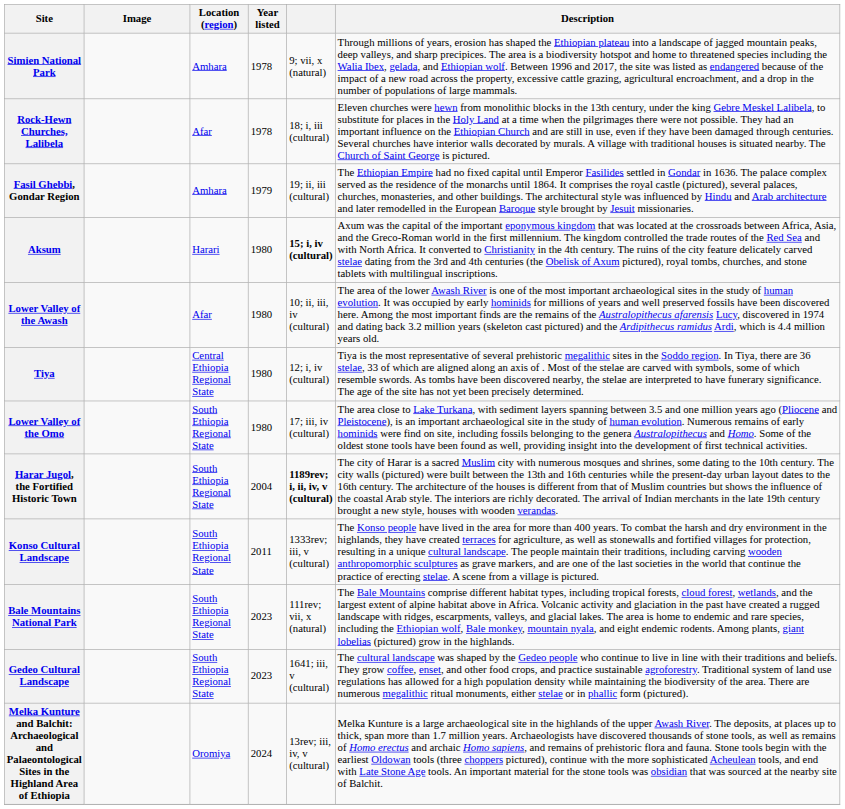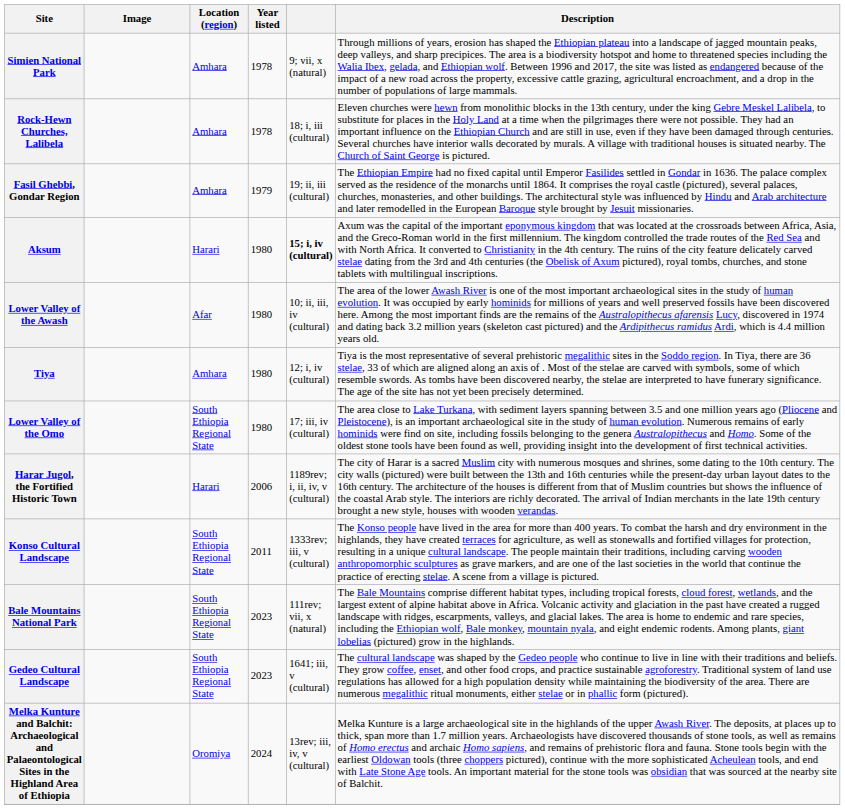(202, 131) Afar -> (209, 131) Amhara
(212, 374) Central Ethiopia Regional State -> (209, 374) Amhara
(212, 486) South Ethiopia Regional State -> (206, 486) Harari
(261, 486) 2004 -> (261, 486) 2006
(311, 486) bold -> (309, 486) normal
